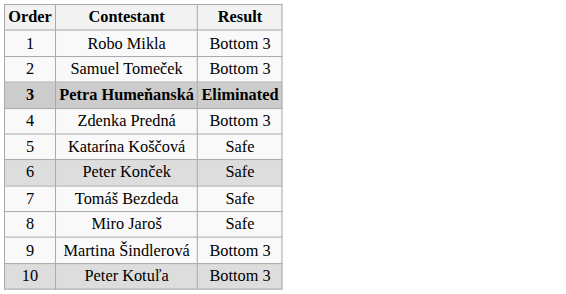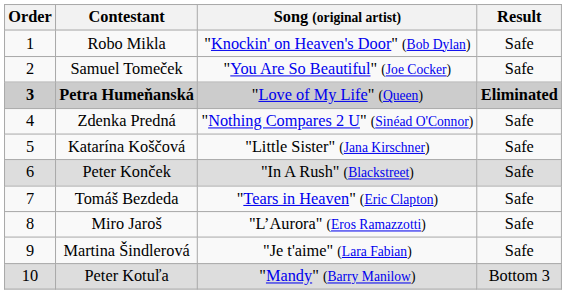+ column: (337, 17)
(240, 43) Bottom 3 -> (519, 43) Safe
(240, 69) Bottom 3 -> (519, 69) Safe
(240, 120) Bottom 3 -> (519, 120) Safe
(240, 250) Bottom 3 -> (519, 250) Safe
